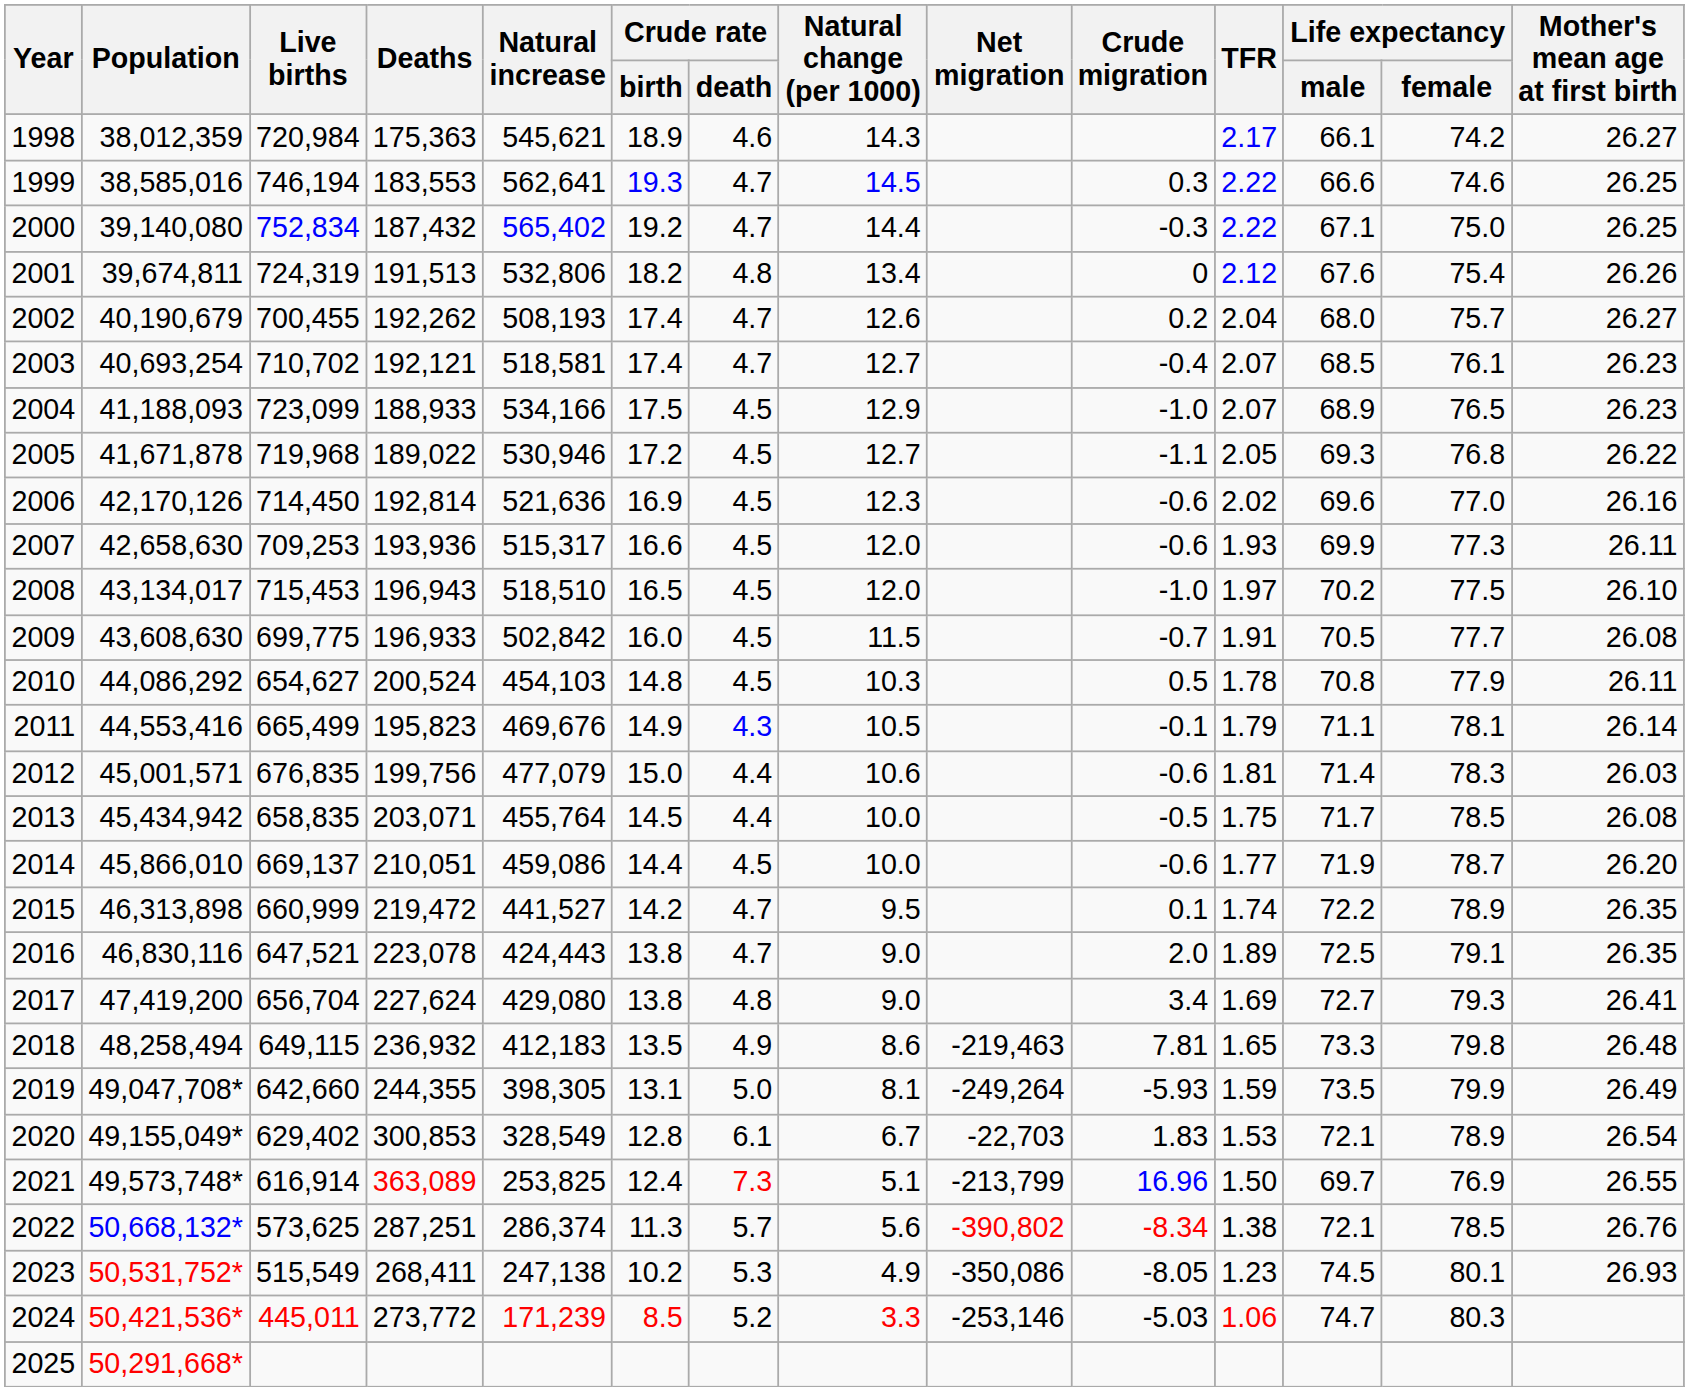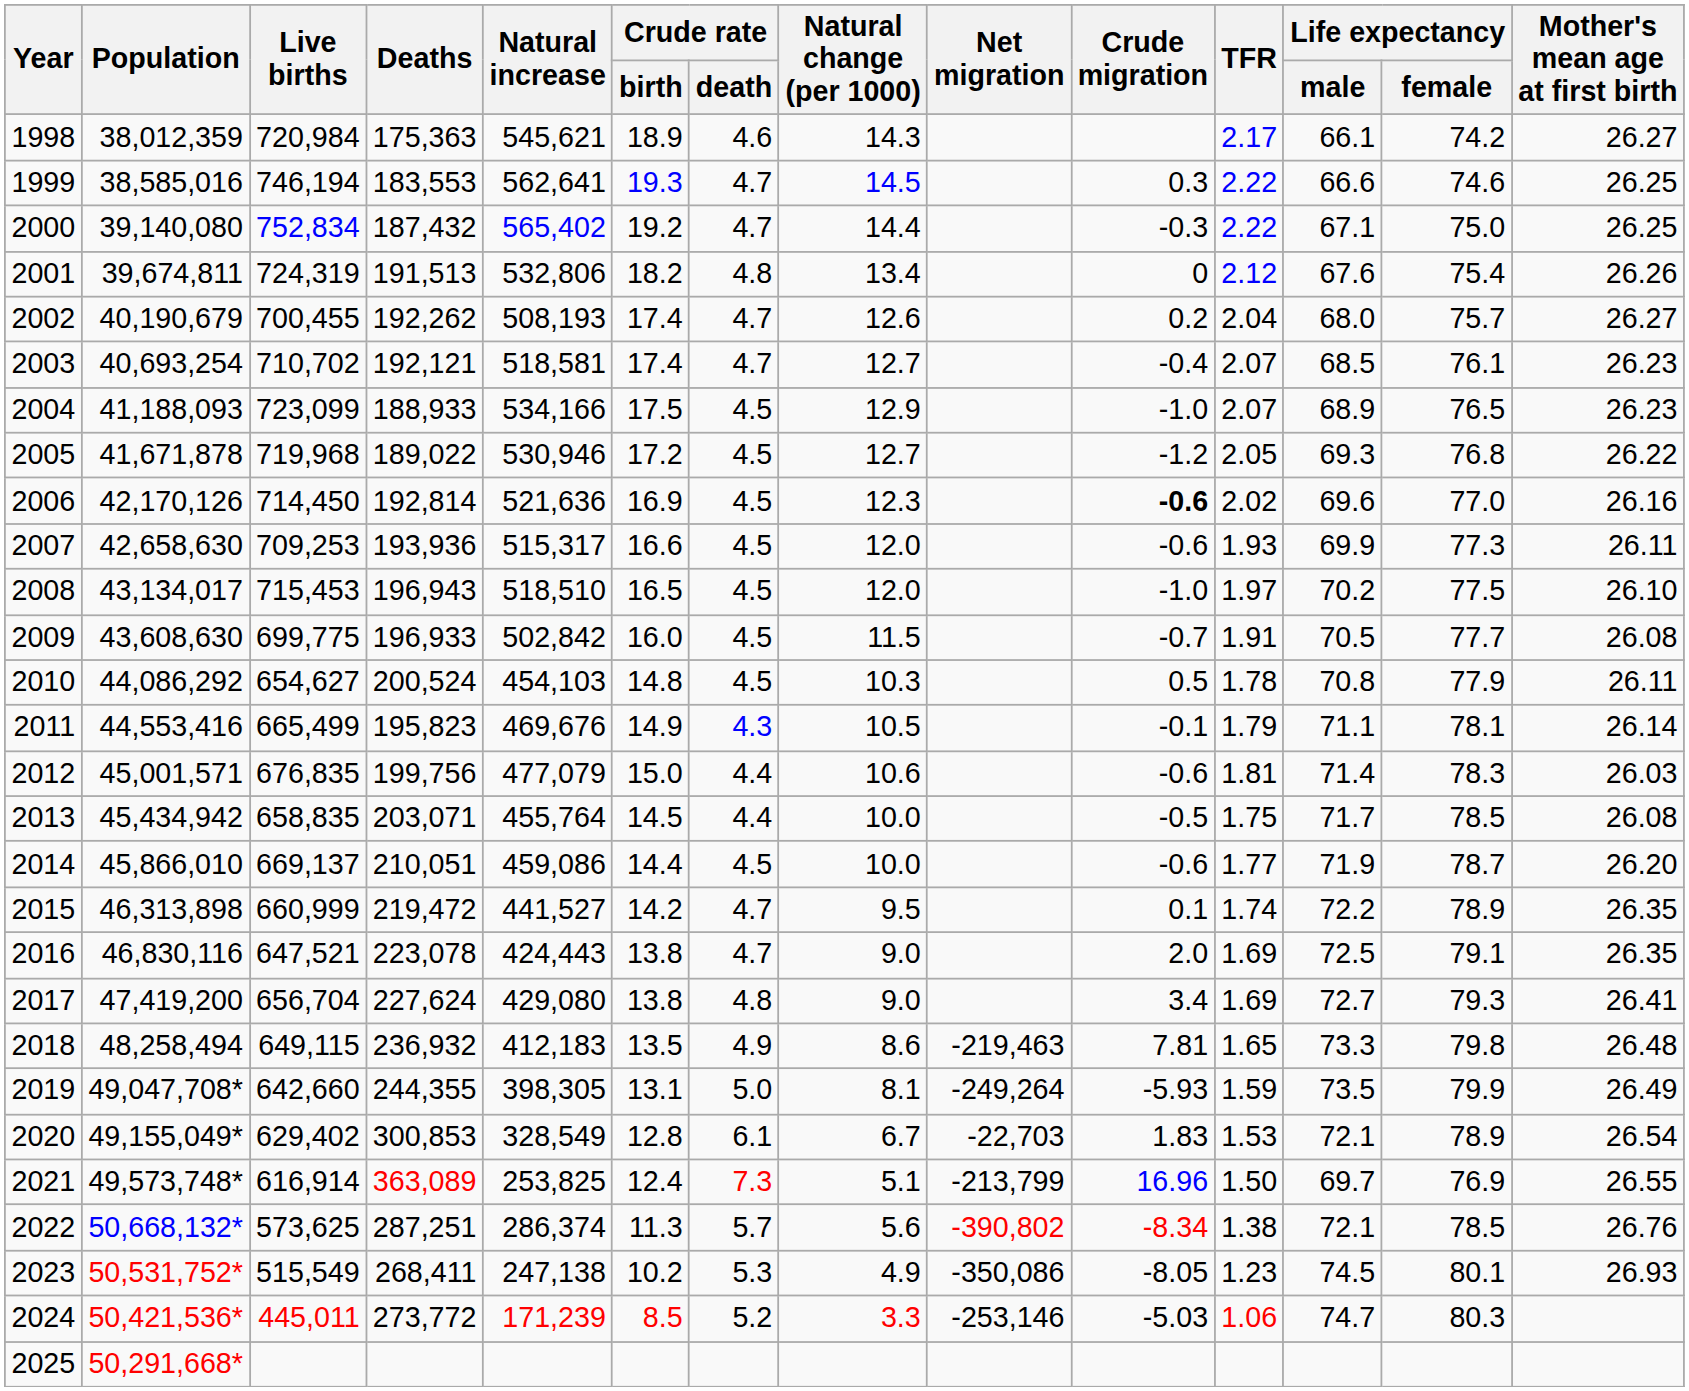(1183, 455) -1.1 -> (1183, 455) -1.2
(1183, 500) normal -> (1183, 500) bold
(1249, 954) 1.89 -> (1249, 954) 1.69
